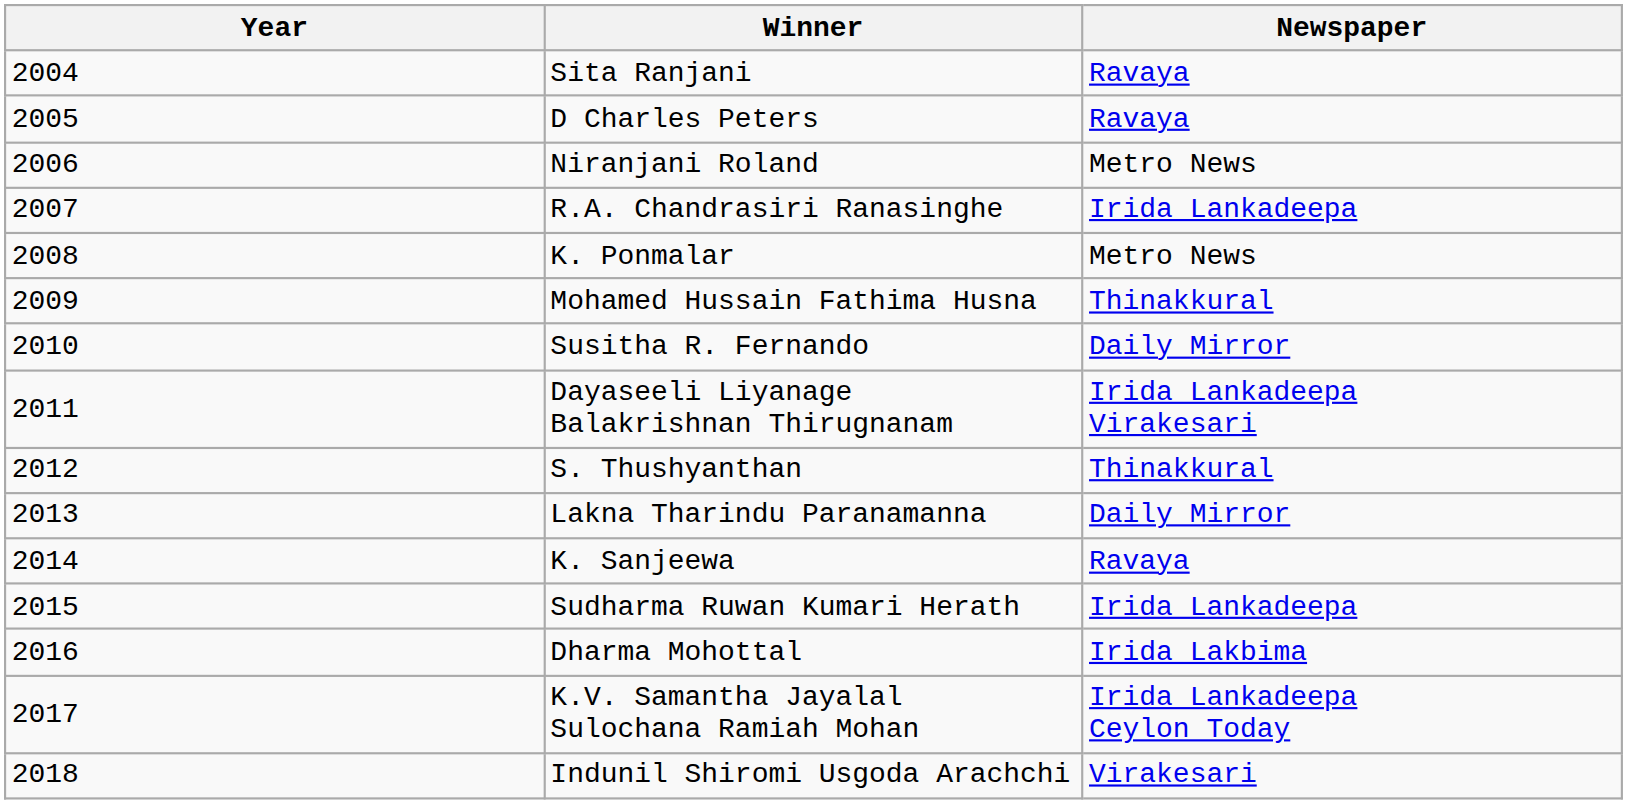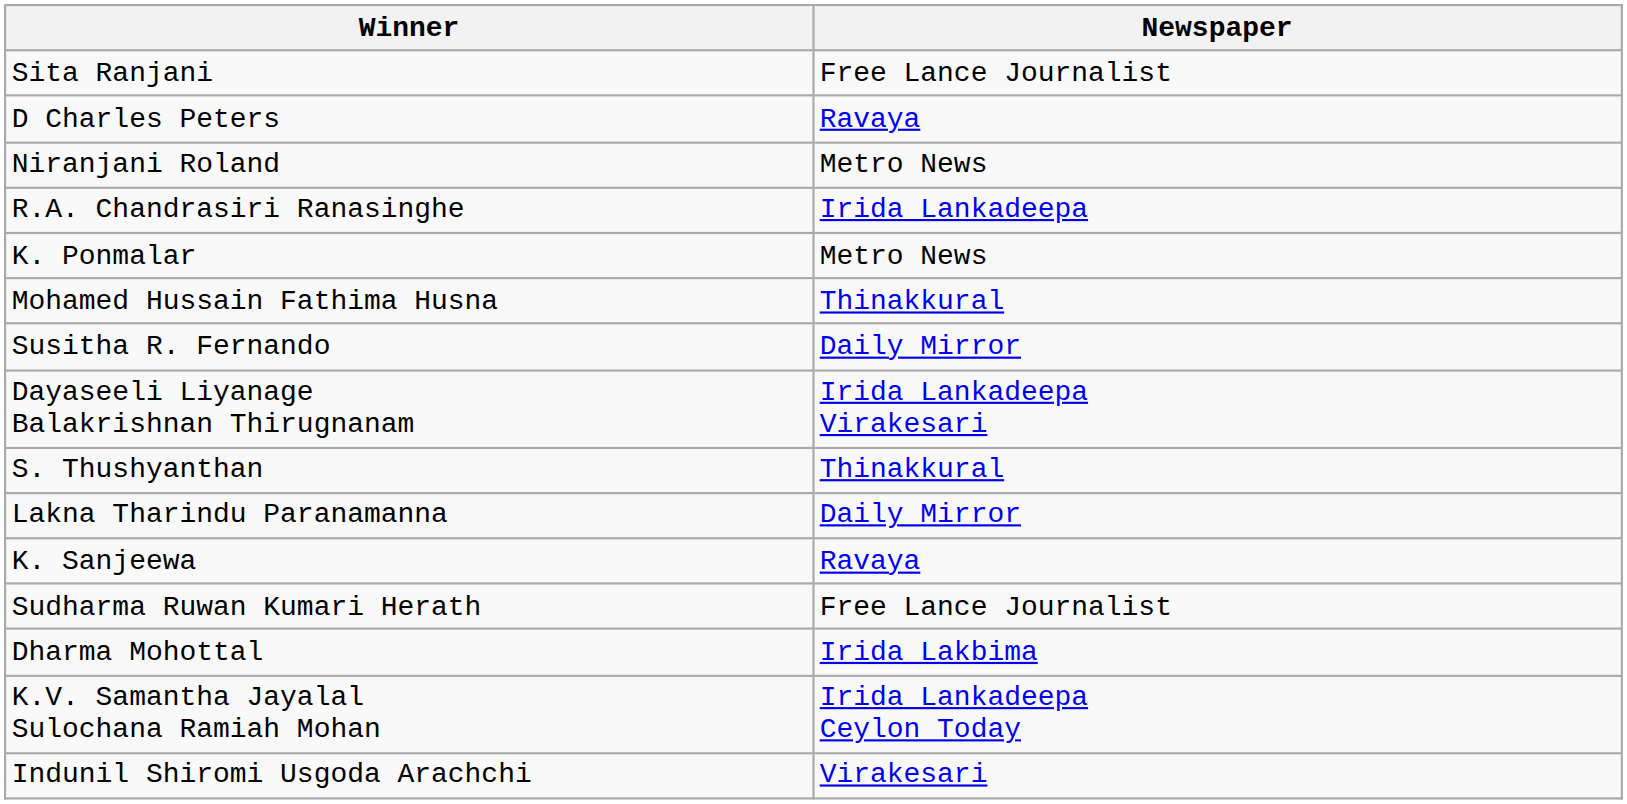- column: (274, 28)
(1139, 73) Ravaya -> (996, 73) Free Lance Journalist
(1223, 607) Irida Lankadeepa -> (996, 607) Free Lance Journalist
